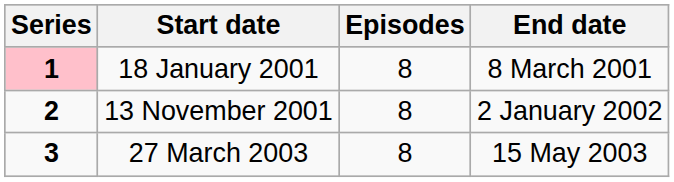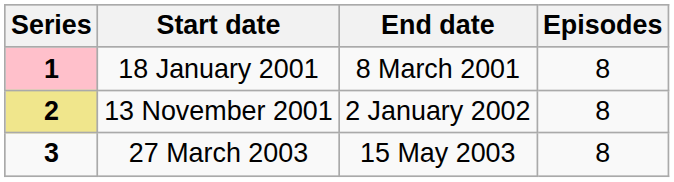columns swapped: (570, 25) <-> (405, 25)
(51, 111) no background -> (51, 111) khaki background
